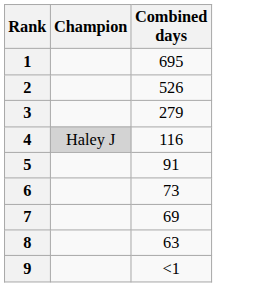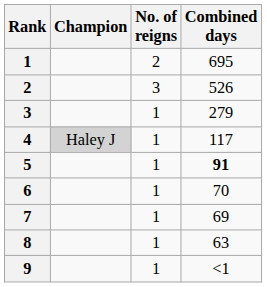+ column: (156, 26)
(171, 139) 116 -> (221, 139) 117
(171, 165) normal -> (221, 165) bold
(171, 191) 73 -> (221, 191) 70
